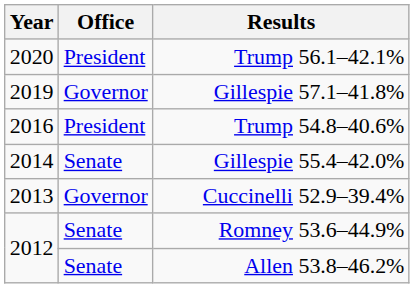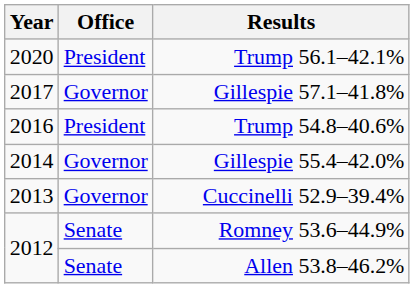(32, 91) 2019 -> (32, 91) 2017
(93, 160) Senate -> (106, 160) Governor
